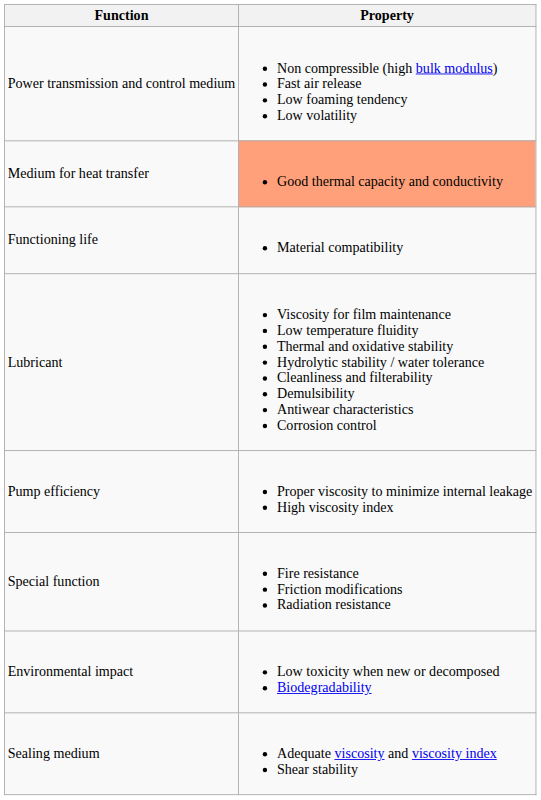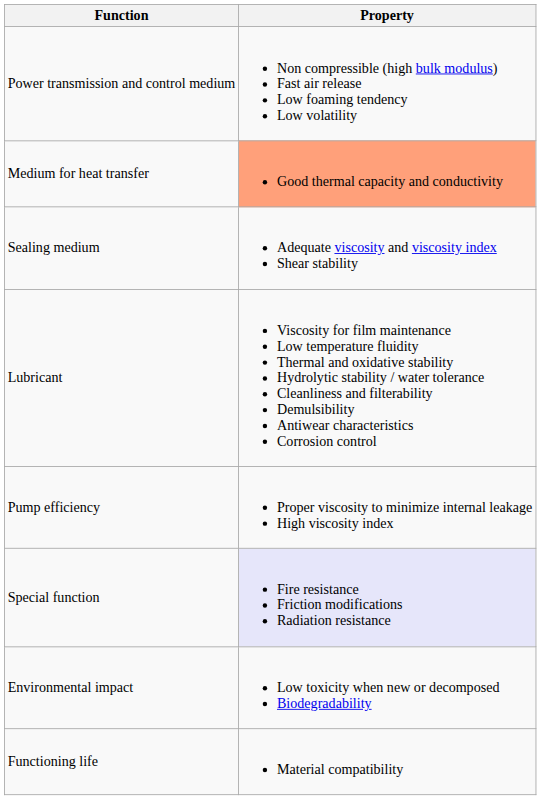rows swapped: (54, 753) <-> (53, 240)
(387, 590) no background -> (387, 605) lavender background
